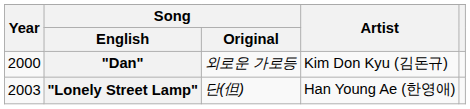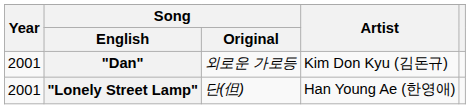(24, 64) 2000 -> (24, 64) 2001
(24, 90) 2003 -> (24, 90) 2001
